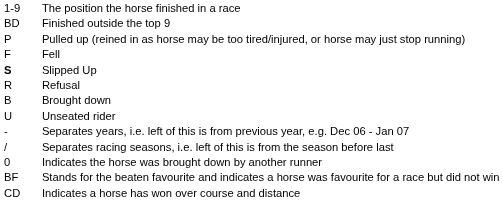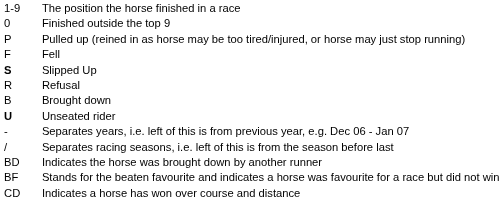(12, 23) BD -> (7, 23) 0
(8, 116) normal -> (8, 116) bold
(7, 162) 0 -> (12, 162) BD
